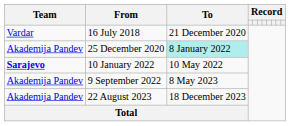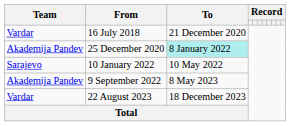(26, 65) bold -> (24, 65) normal
(45, 97) Akademija Pandev -> (20, 97) Vardar
